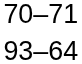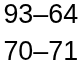rows swapped: (41, 51) <-> (41, 14)
